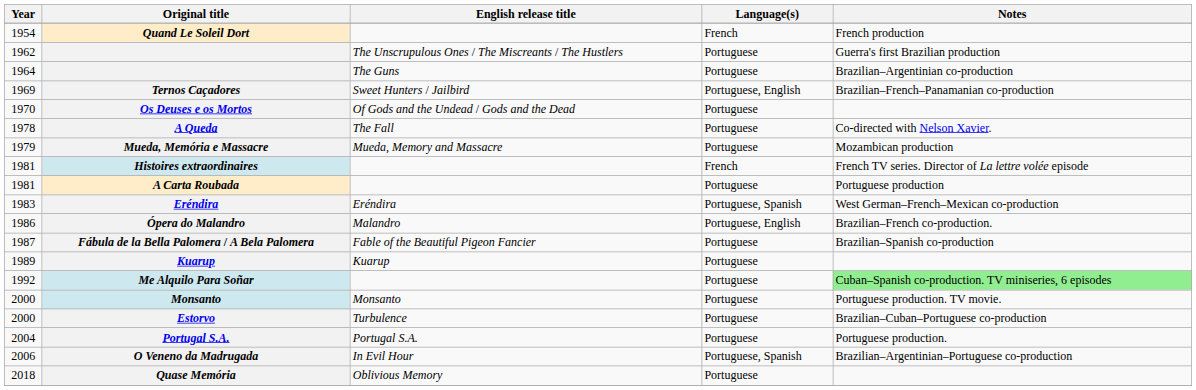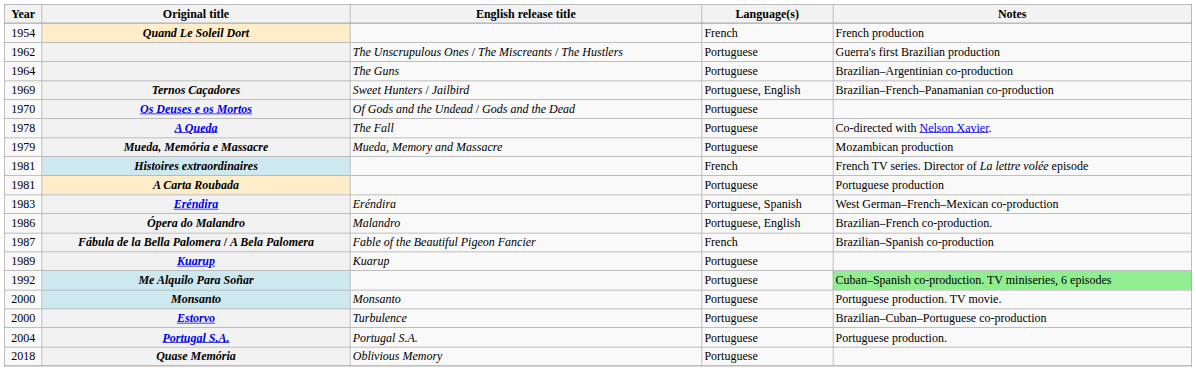(731, 242) Portuguese -> (721, 242) French
- row: (23, 356)
